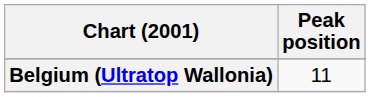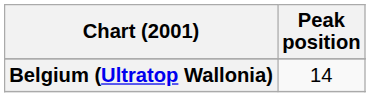(321, 75) 11 -> (321, 75) 14
